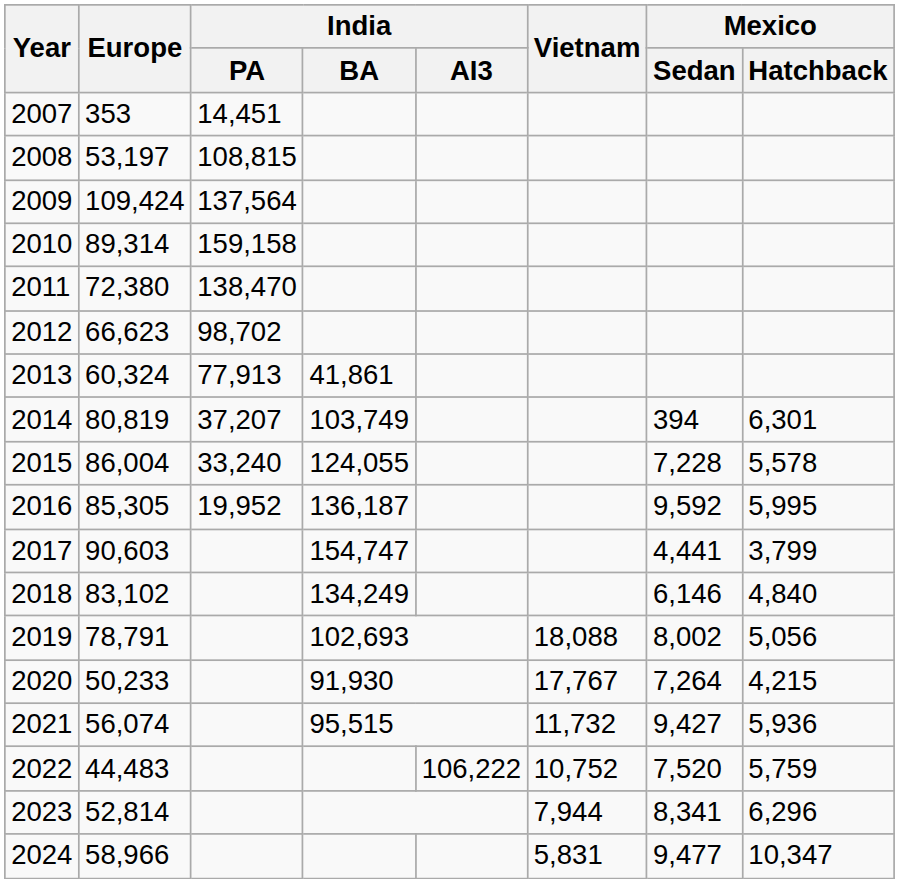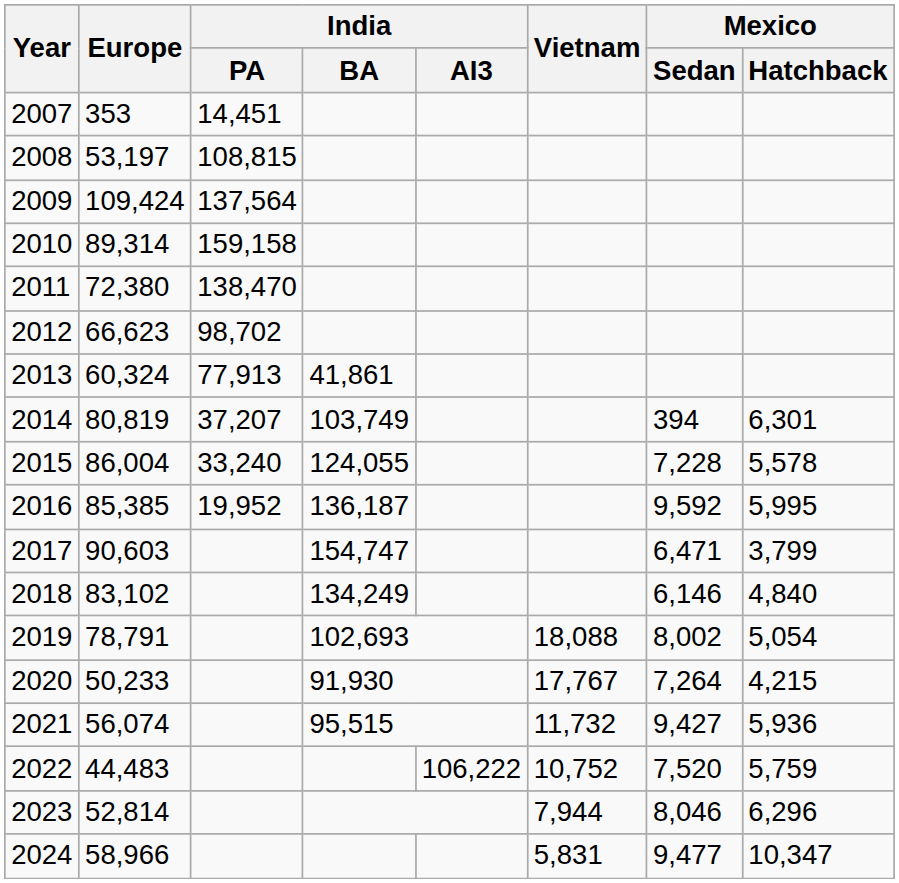(127, 506) 85,305 -> (127, 506) 85,385
(687, 550) 4,441 -> (687, 550) 6,471
(783, 637) 5,056 -> (783, 637) 5,054
(687, 811) 8,341 -> (687, 811) 8,046
